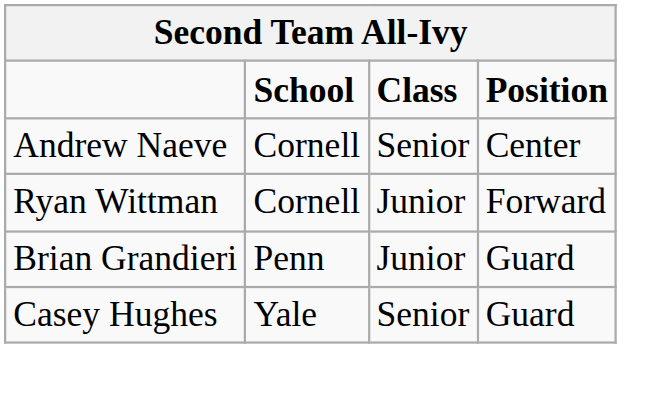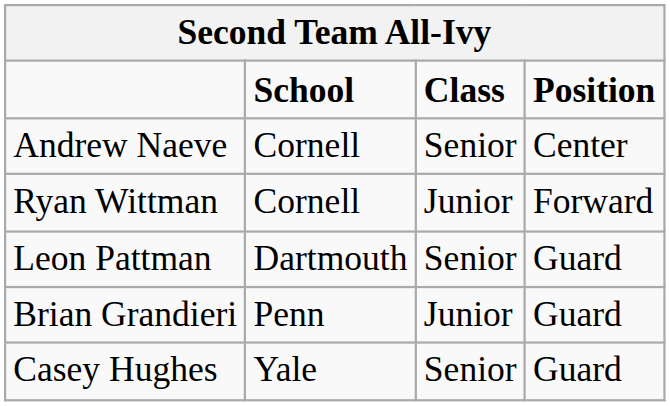+ row: (112, 257)
